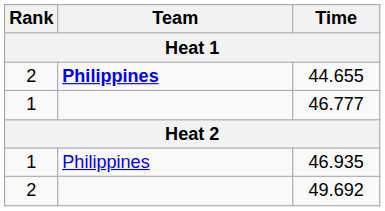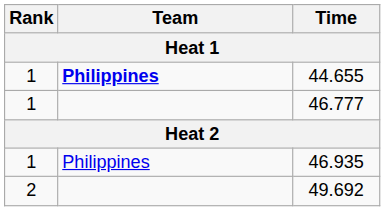(31, 76) 2 -> (31, 76) 1
